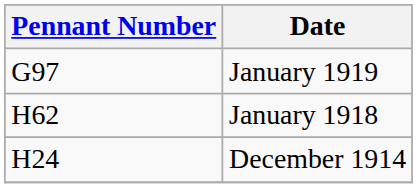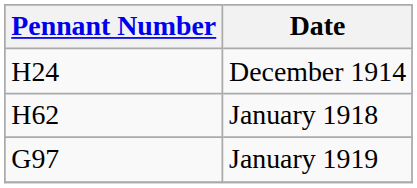rows swapped: (318, 159) <-> (304, 70)
